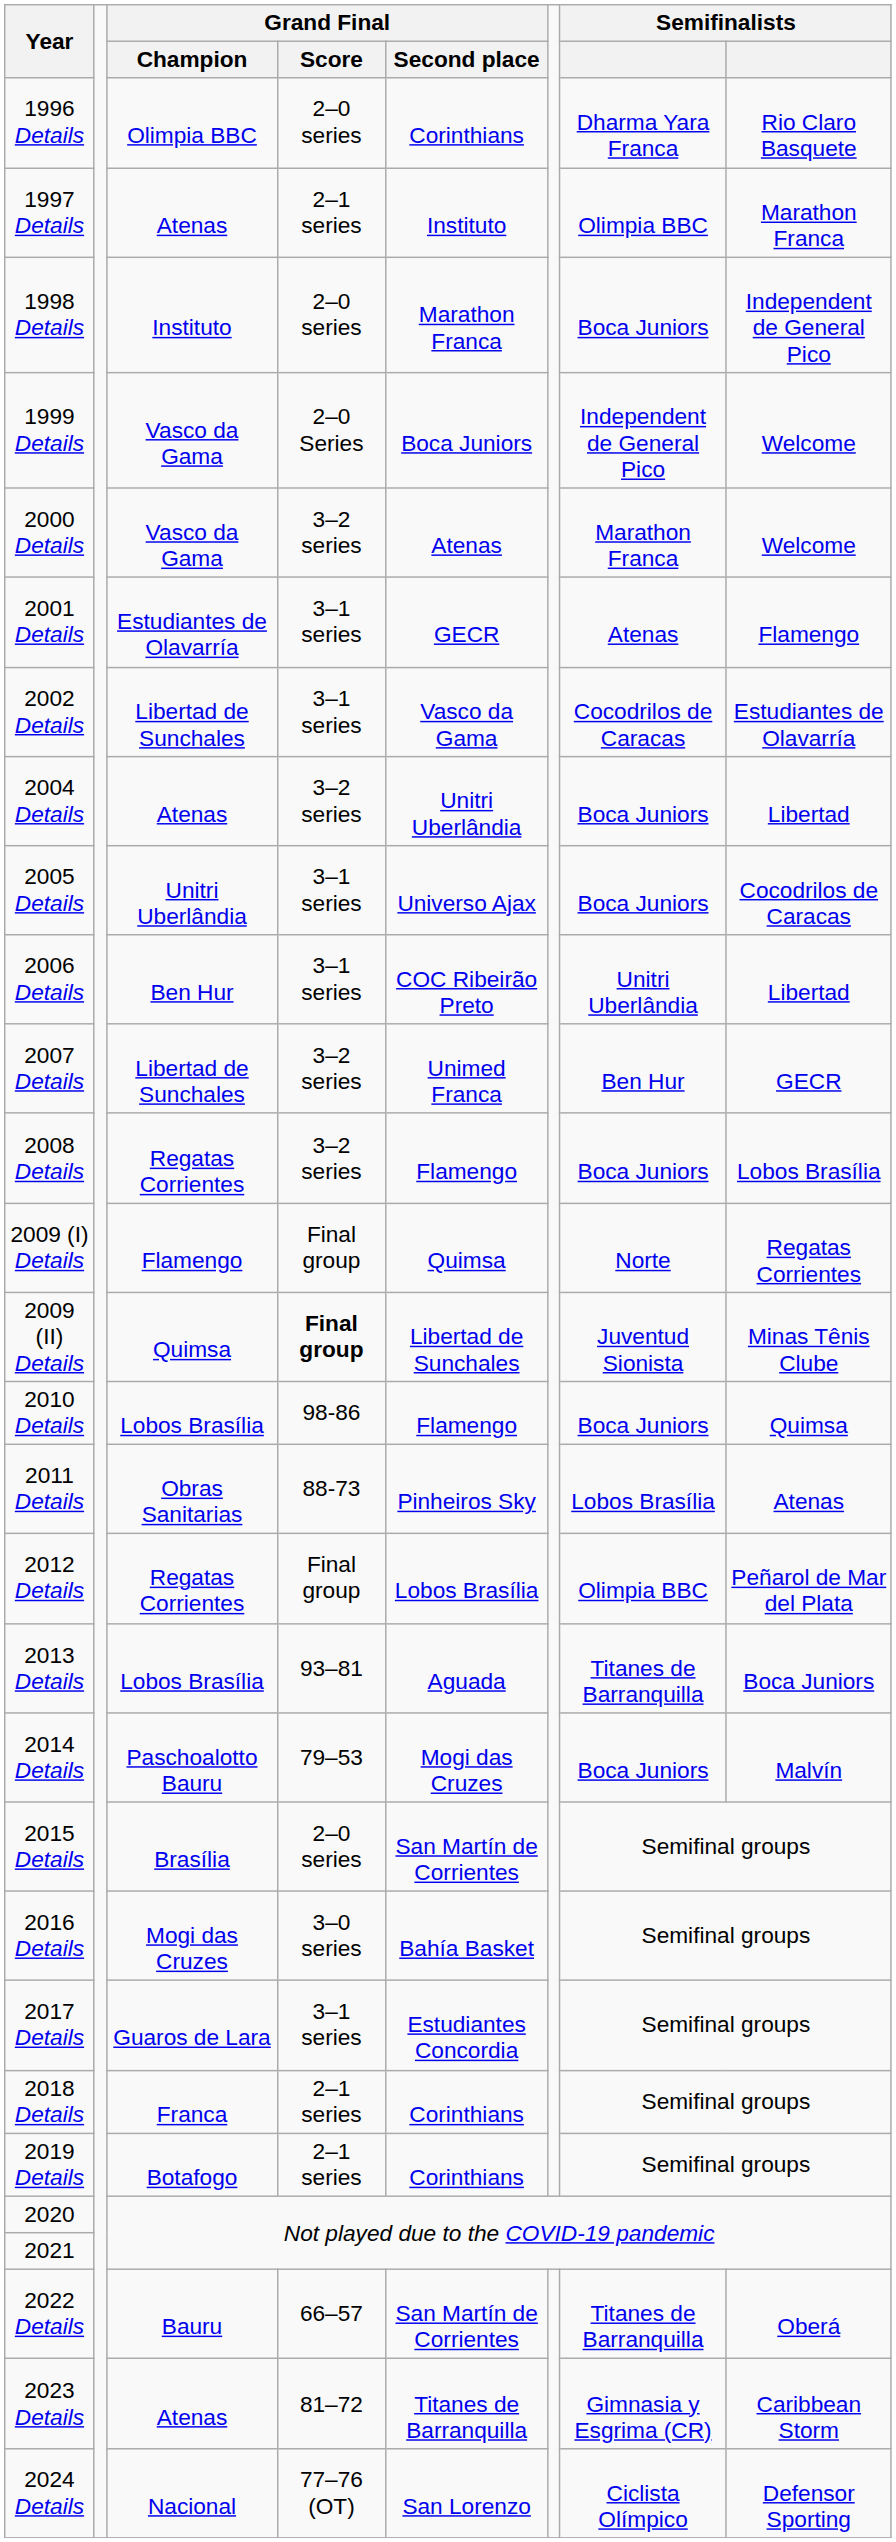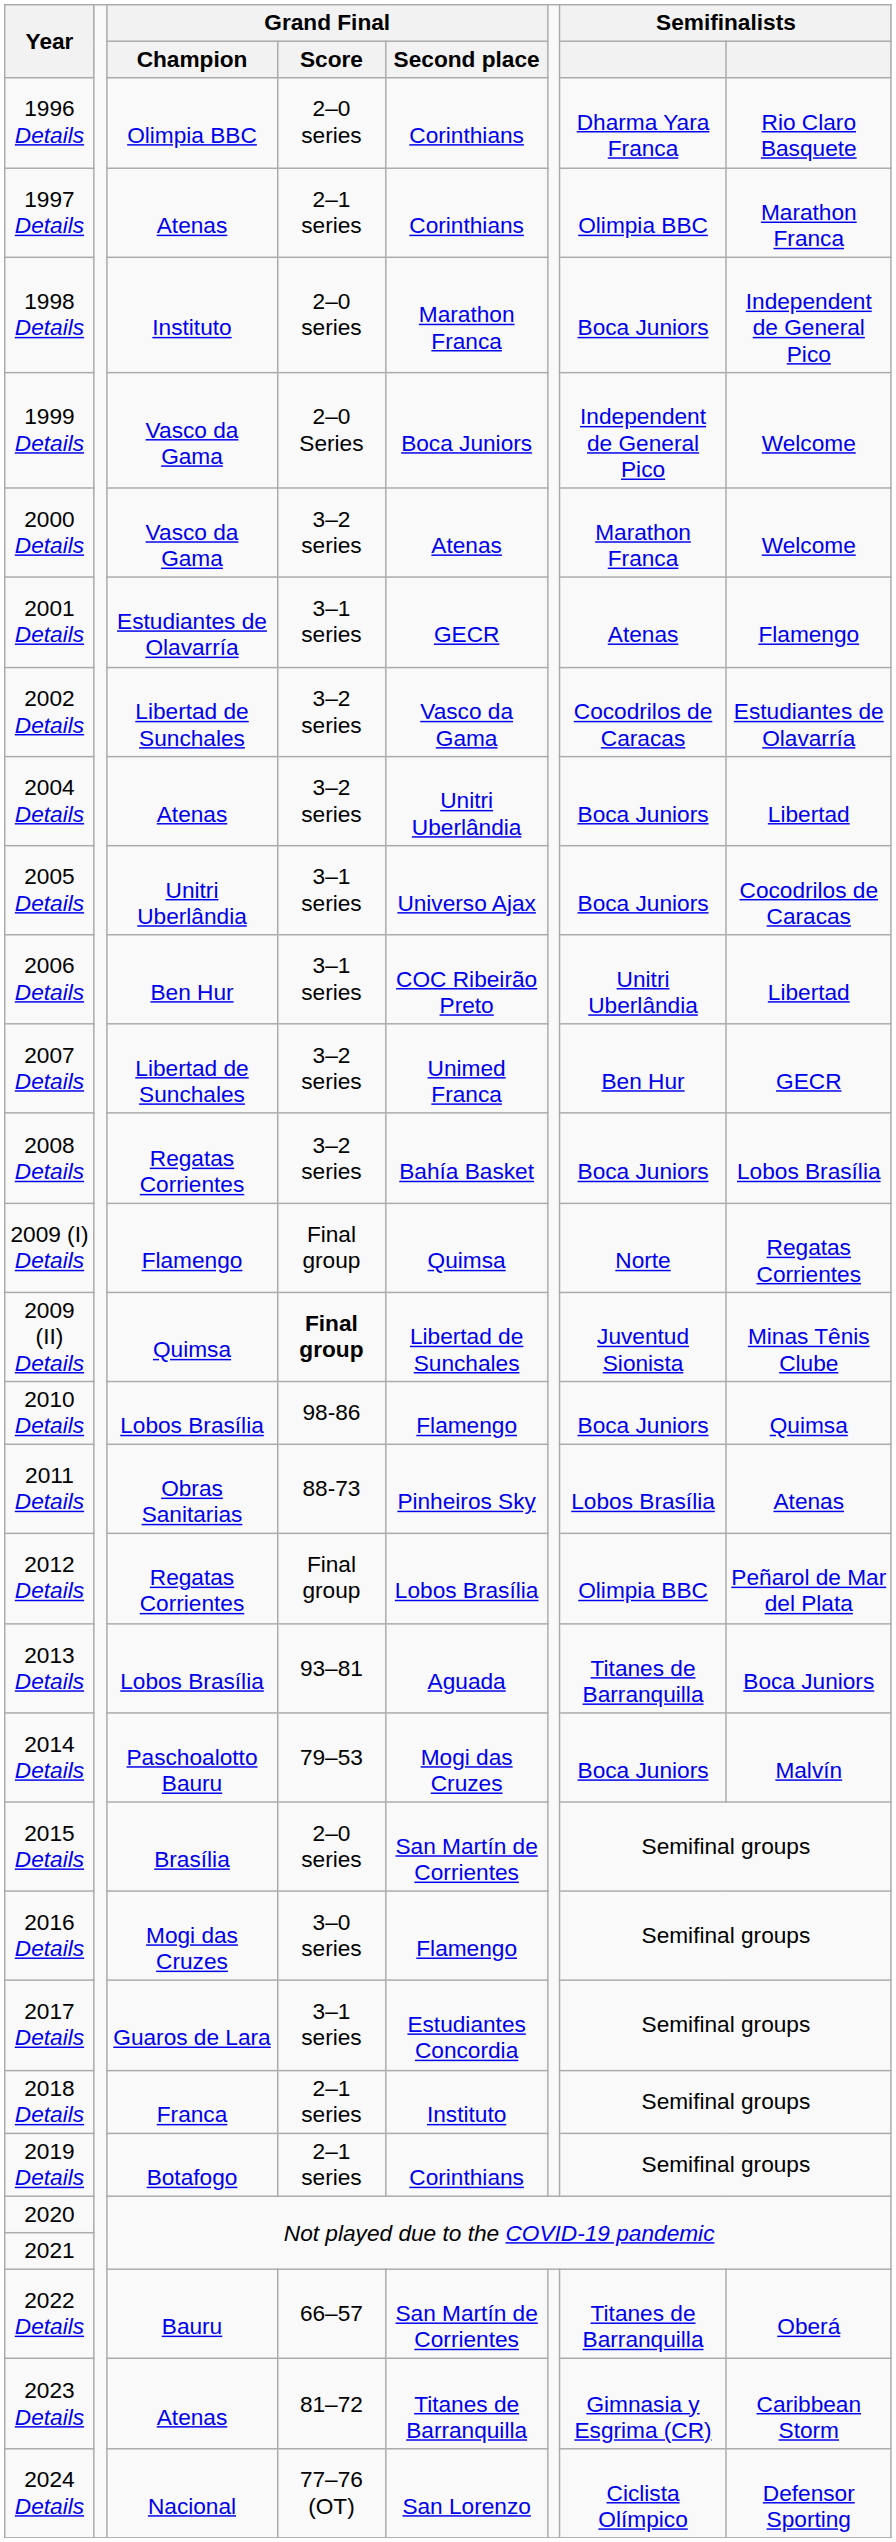(467, 224) Instituto -> (467, 224) Corinthians
(331, 710) 3–1 series -> (331, 710) 3–2 series
(467, 1170) Flamengo -> (467, 1170) Bahía Basket
(467, 1948) Bahía Basket -> (467, 1948) Flamengo
(467, 2113) Corinthians -> (467, 2113) Instituto
